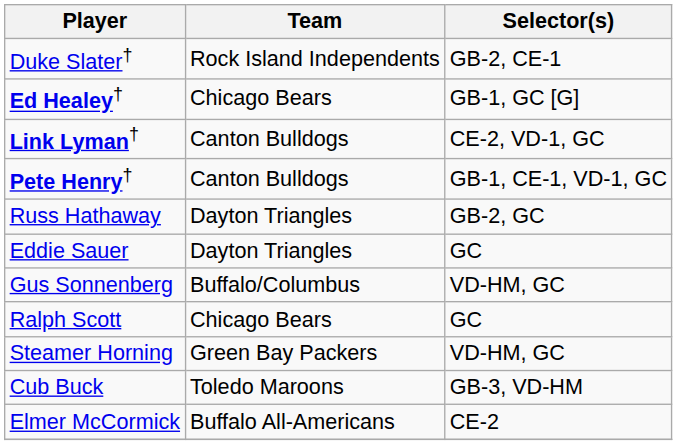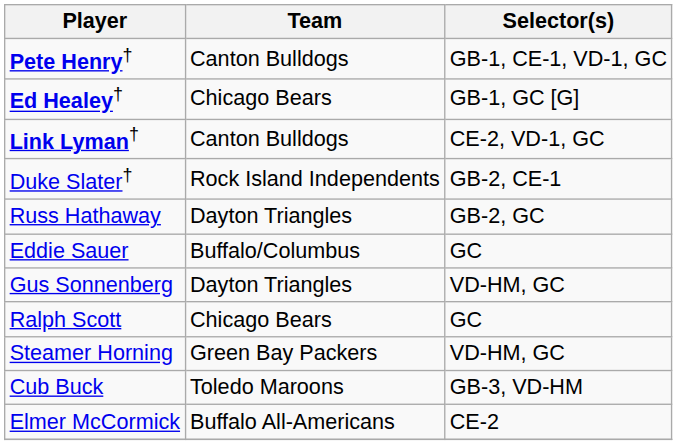rows swapped: (71, 179) <-> (71, 58)
(271, 250) Dayton Triangles -> (275, 250) Buffalo/Columbus
(275, 284) Buffalo/Columbus -> (271, 284) Dayton Triangles
